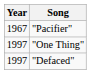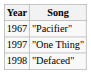(17, 61) 1997 -> (17, 61) 1998
